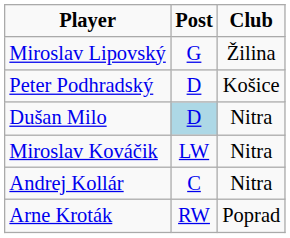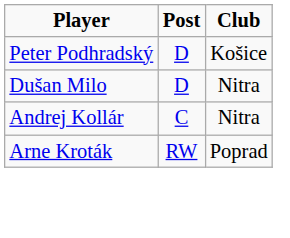- row: (88, 53)
(194, 118) lightblue background -> (181, 85) no background
- row: (84, 150)
